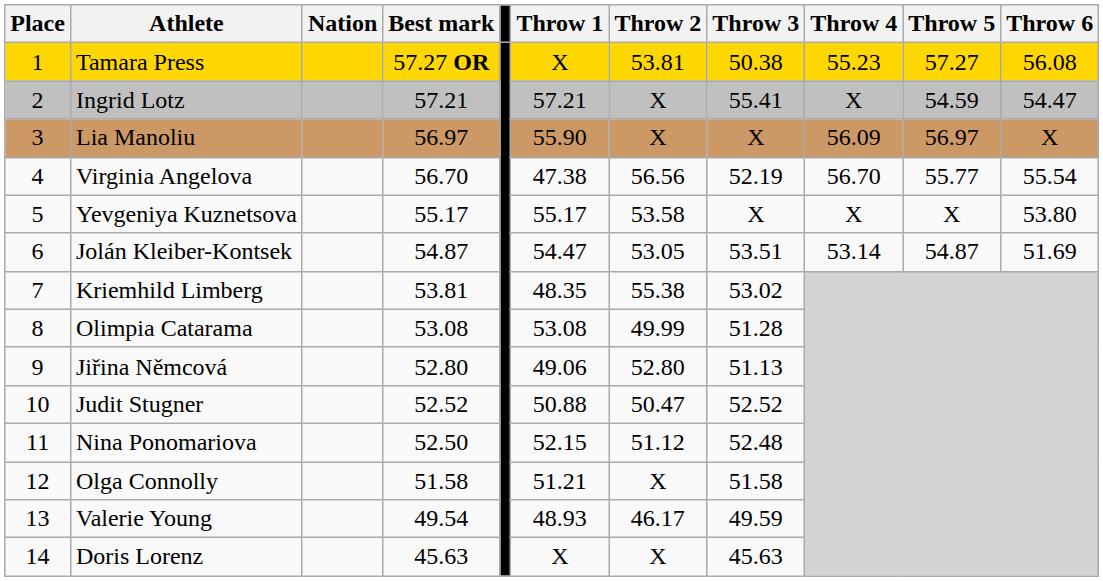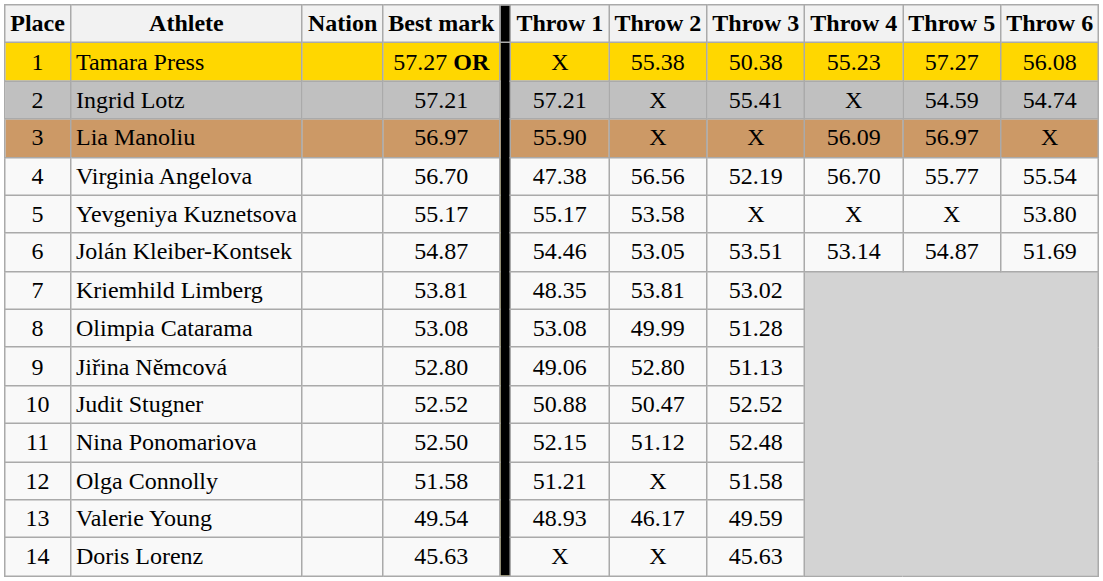(658, 61) 53.81 -> (658, 61) 55.38
(1050, 99) 54.47 -> (1050, 99) 54.74
(560, 251) 54.47 -> (560, 251) 54.46
(658, 289) 55.38 -> (658, 289) 53.81
